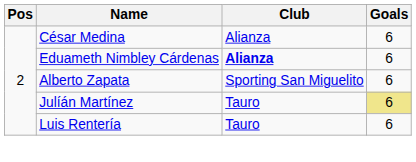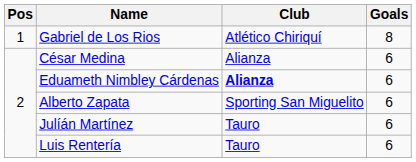+ row: (100, 37)
(389, 102) khaki background -> (389, 124) no background
